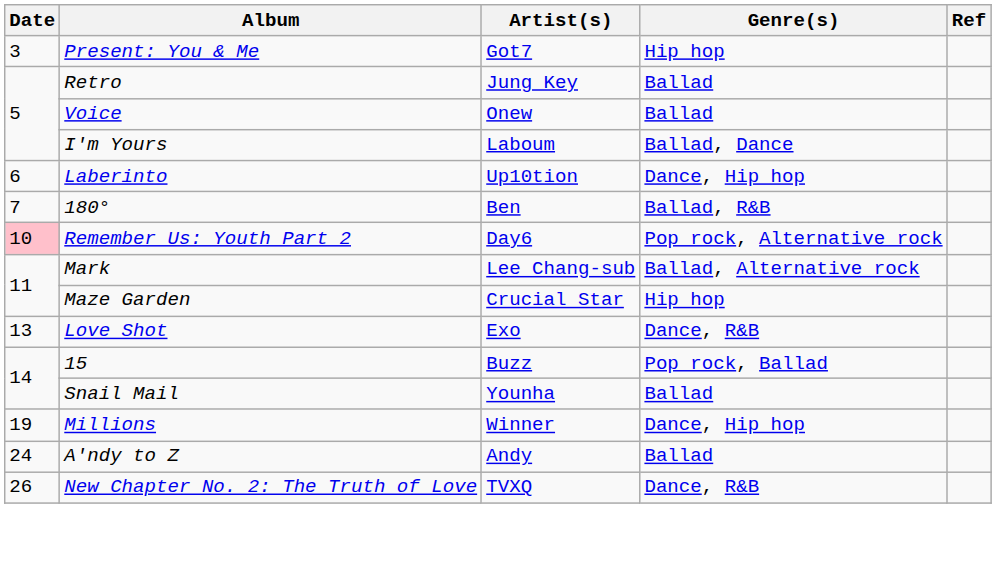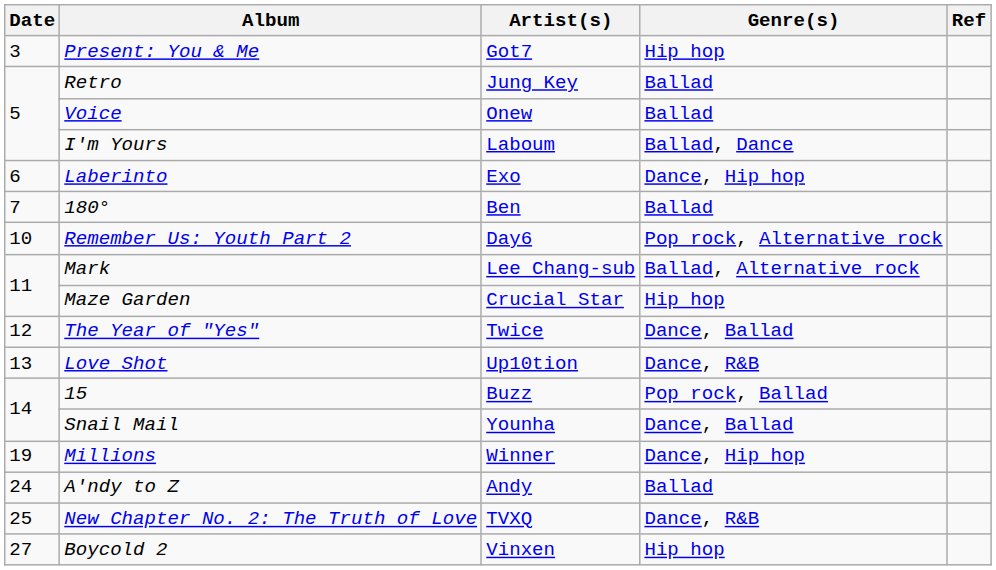(532, 176) Up10tion -> (503, 176) Exo
(707, 207) Ballad, R&B -> (679, 207) Ballad
(21, 238) pink background -> (21, 238) no background
+ row: (162, 332)
(503, 332) Exo -> (532, 363) Up10tion
(679, 394) Ballad -> (719, 425) Dance, Ballad
(21, 487) 26 -> (21, 519) 25
+ row: (116, 550)
